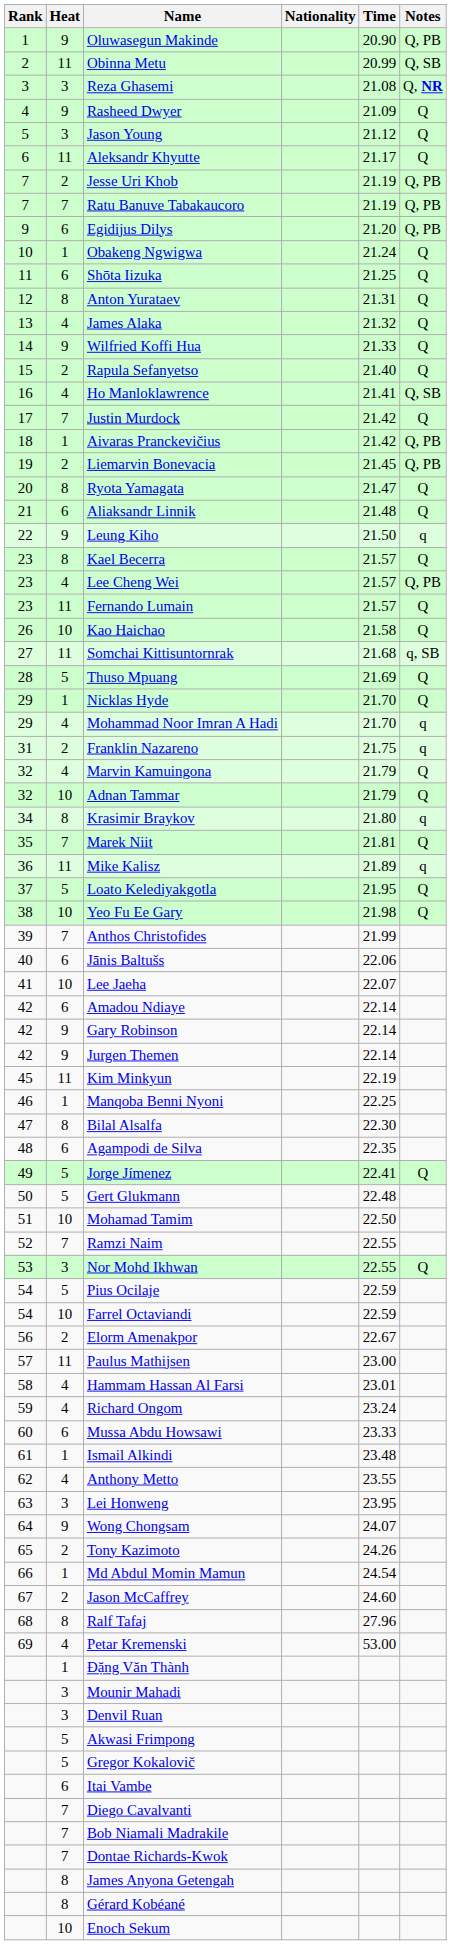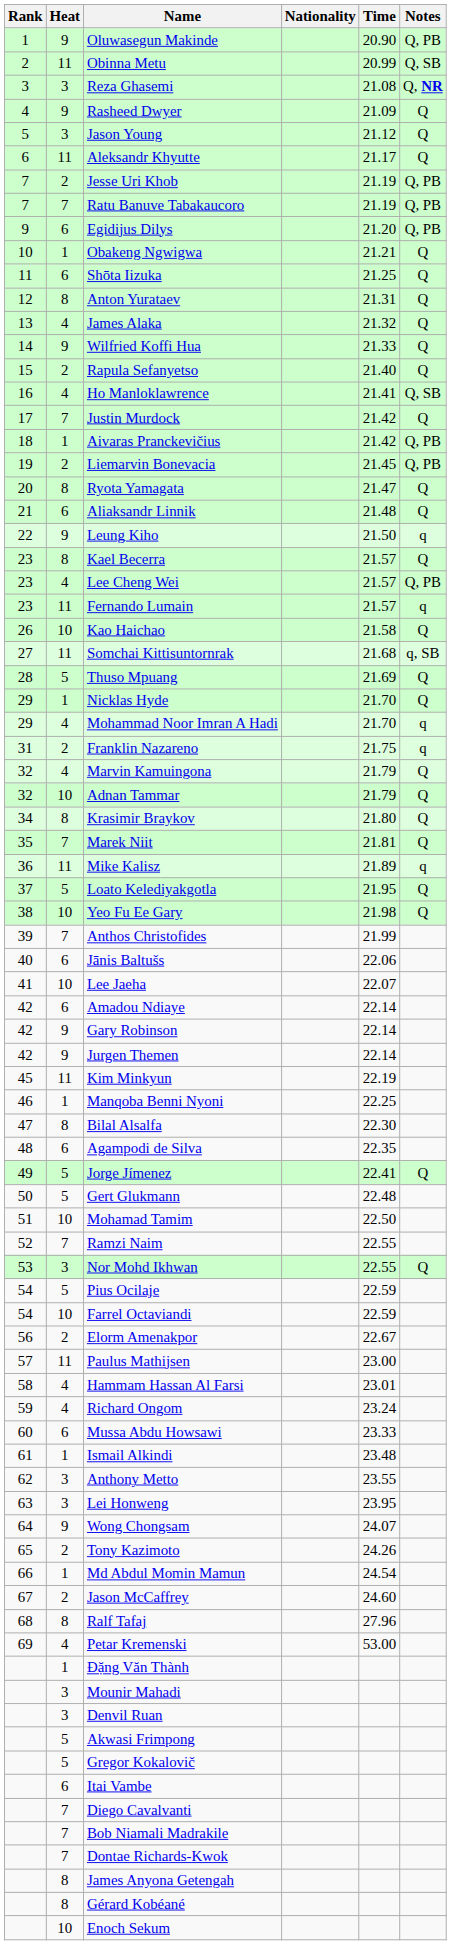(379, 252) 21.24 -> (379, 252) 21.21
(423, 606) Q -> (423, 606) q
(423, 818) q -> (423, 818) Q
(65, 1479) 4 -> (65, 1479) 3
